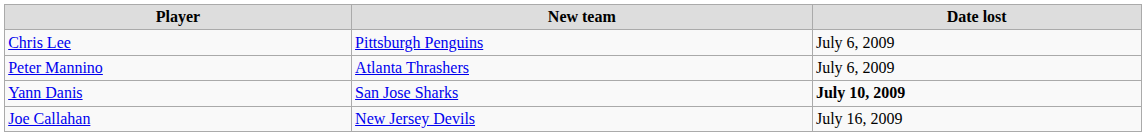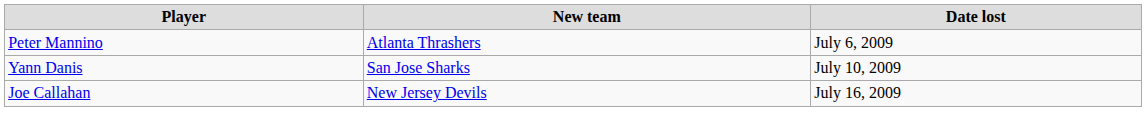- row: (40, 42)
(861, 93) bold -> (858, 67) normal
